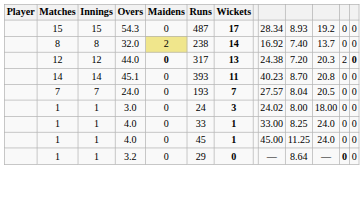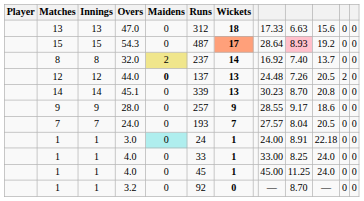+ row: (57, 28)
(234, 28) no background -> (234, 44) lightsalmon background
(272, 28) 28.34 -> (272, 44) 28.64
(299, 28) no background -> (299, 44) pink background
(201, 44) 238 -> (201, 60) 237
(201, 60) 317 -> (201, 76) 137
(272, 60) 24.38 -> (272, 76) 24.48
(299, 60) 7.20 -> (299, 76) 7.26
(326, 60) 20.3 -> (326, 76) 20.5
(354, 60) bold -> (354, 76) normal
(201, 76) 393 -> (201, 92) 339
(234, 76) 11 -> (234, 92) 13
(272, 76) 40.23 -> (272, 92) 30.23
+ row: (57, 108)
(166, 108) no background -> (166, 140) paleturquoise background
(234, 108) 3 -> (234, 140) 1
(272, 108) 24.02 -> (272, 140) 24.00
(299, 108) 8.00 -> (299, 140) 8.91
(326, 108) 18.00 -> (326, 140) 22.18
(201, 156) 29 -> (201, 188) 92
(299, 156) 8.64 -> (299, 188) 8.70
(344, 156) bold -> (344, 188) normal
